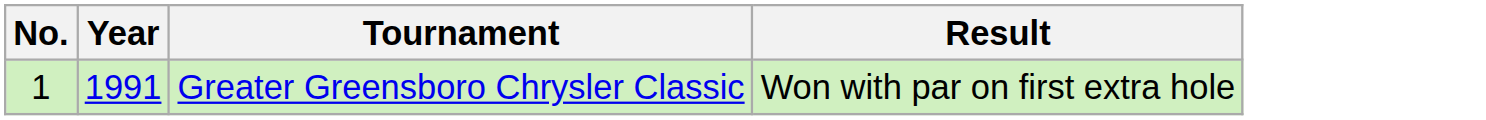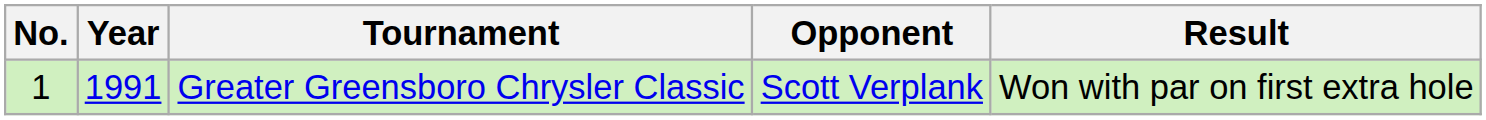+ column: (872, 33)
